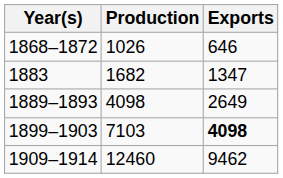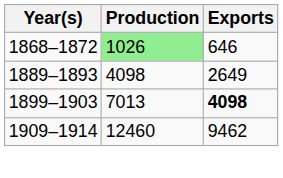(125, 46) no background -> (125, 46) lightgreen background
- row: (28, 74)
(125, 131) 7103 -> (125, 103) 7013
